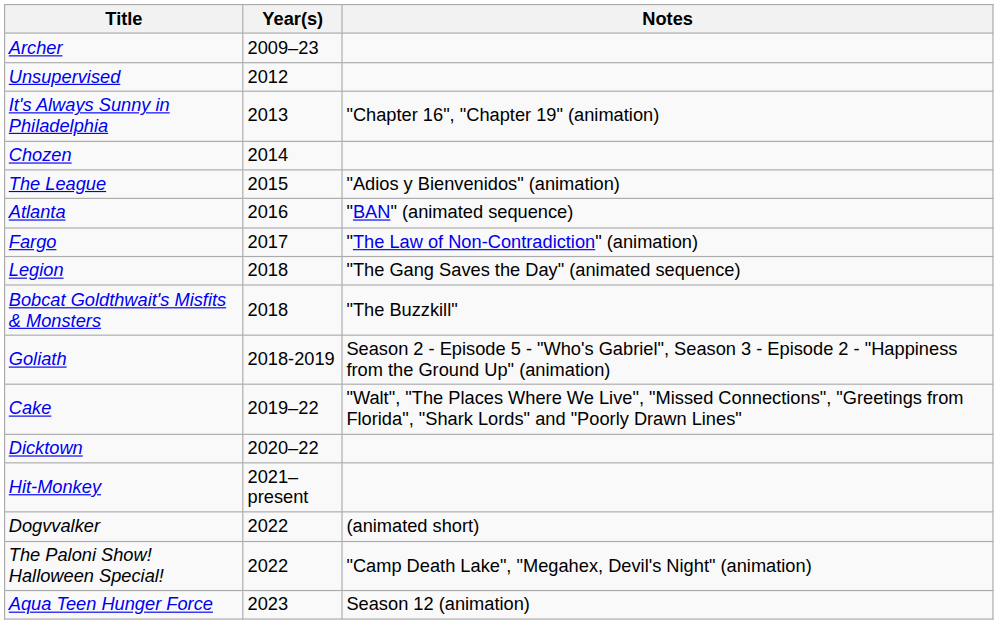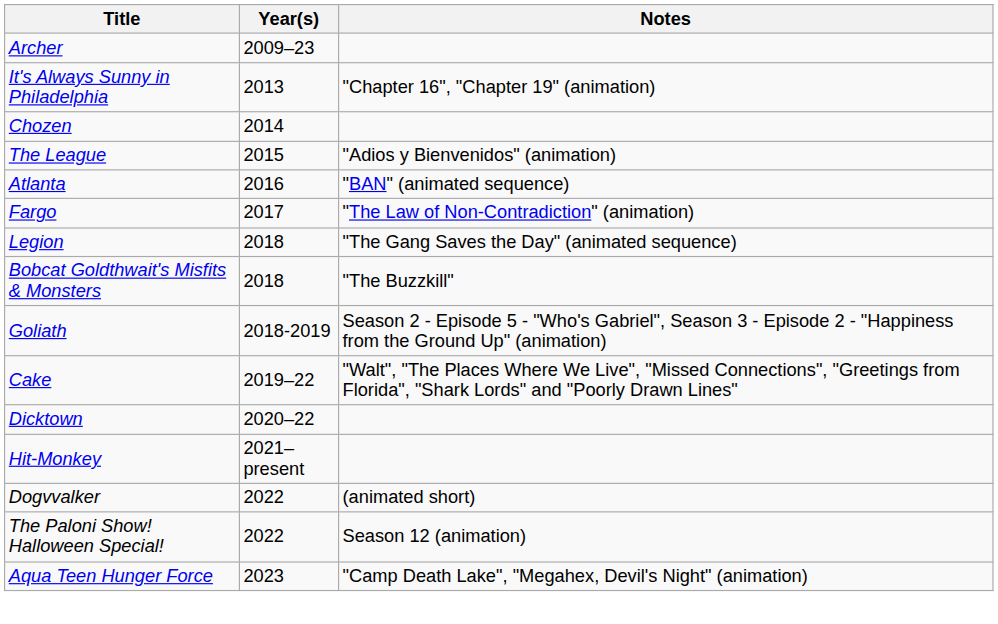- row: (65, 76)
(579, 565) "Camp Death Lake", "Megahex, Devil's Night" (animation) -> (434, 536) Season 12 (animation)
(438, 604) Season 12 (animation) -> (575, 575) "Camp Death Lake", "Megahex, Devil's Night" (animation)
